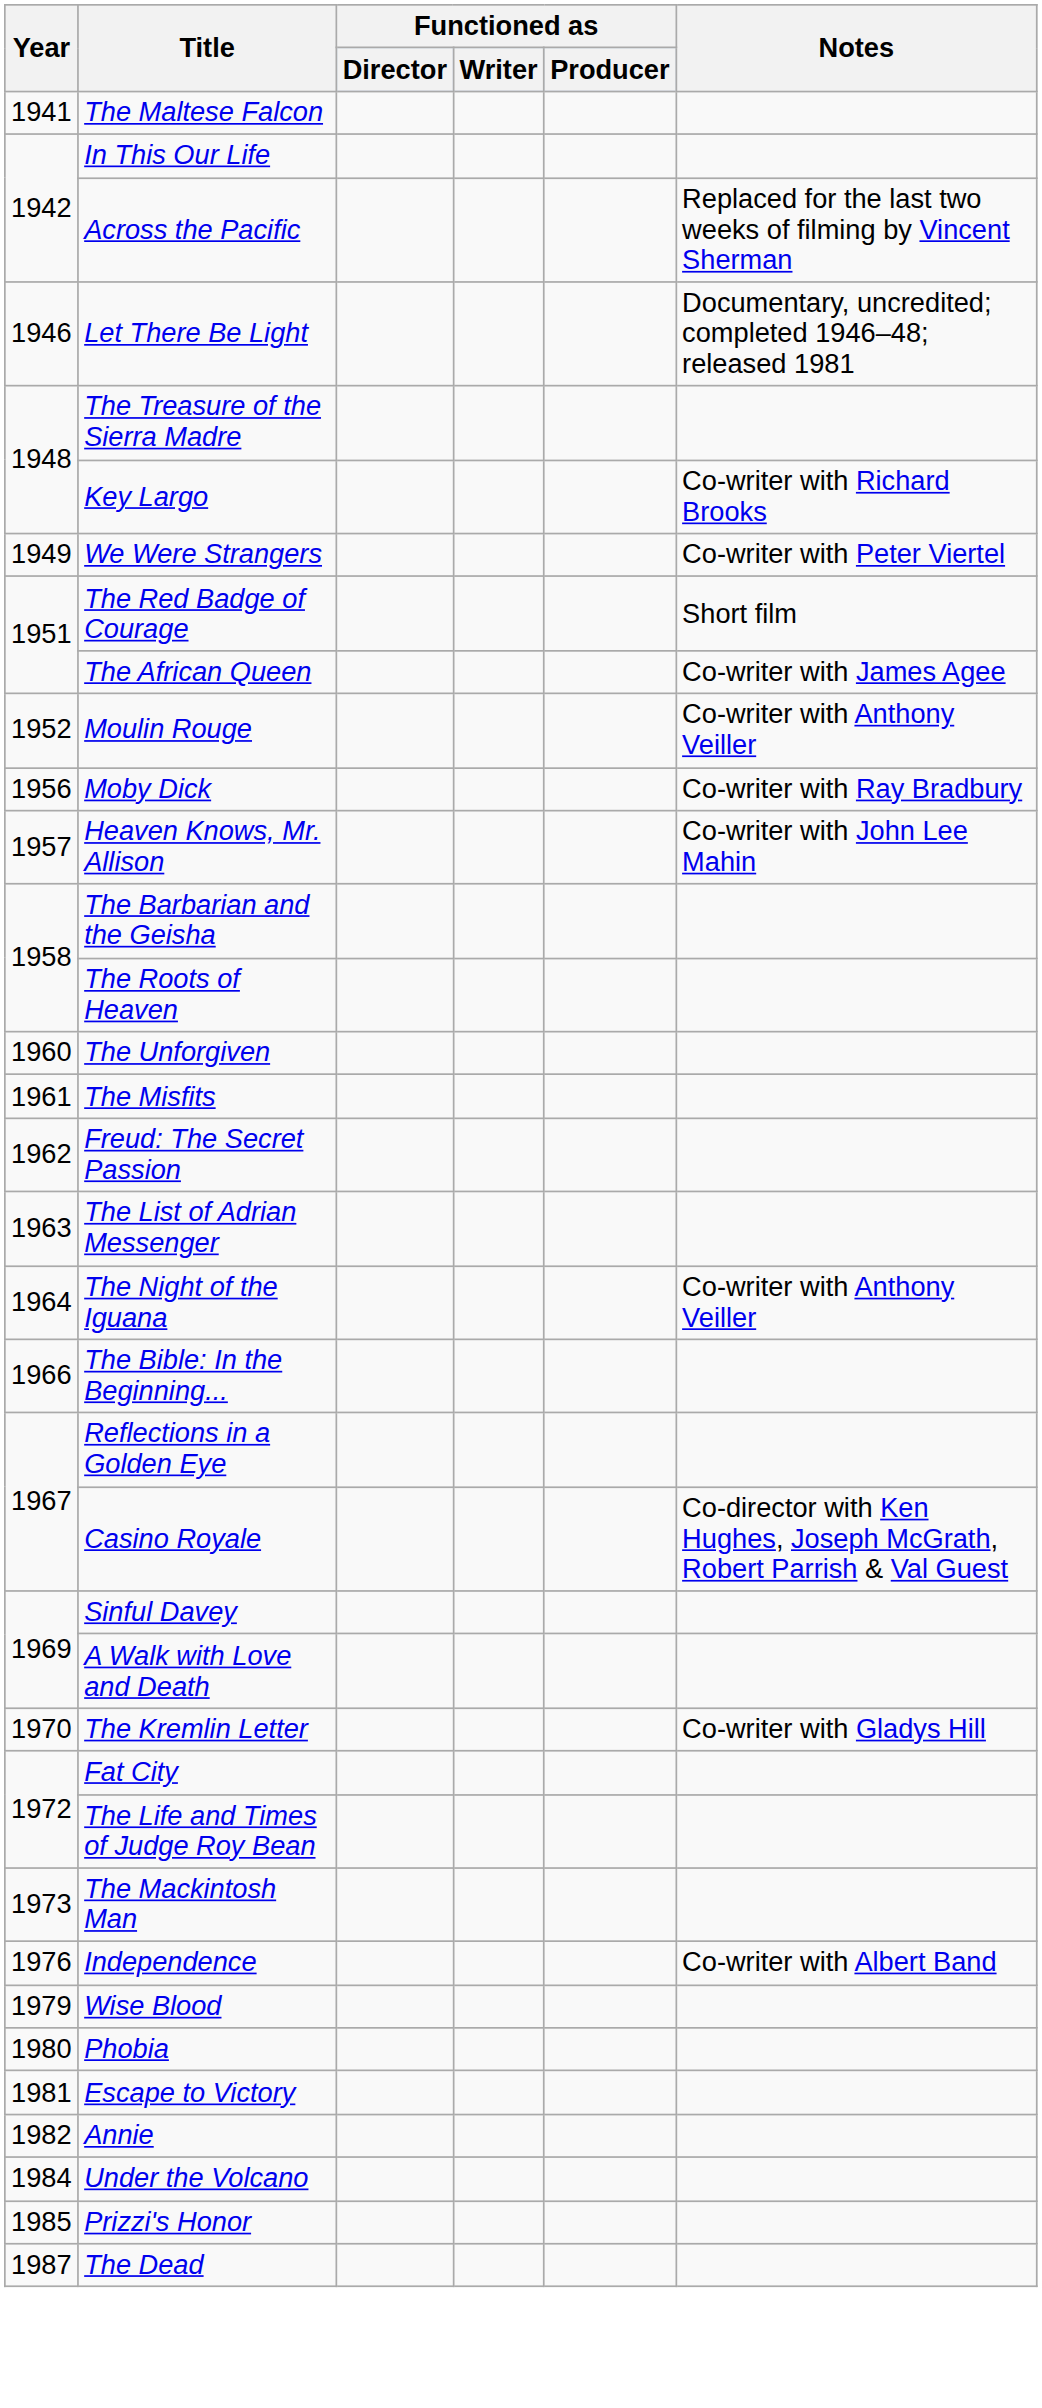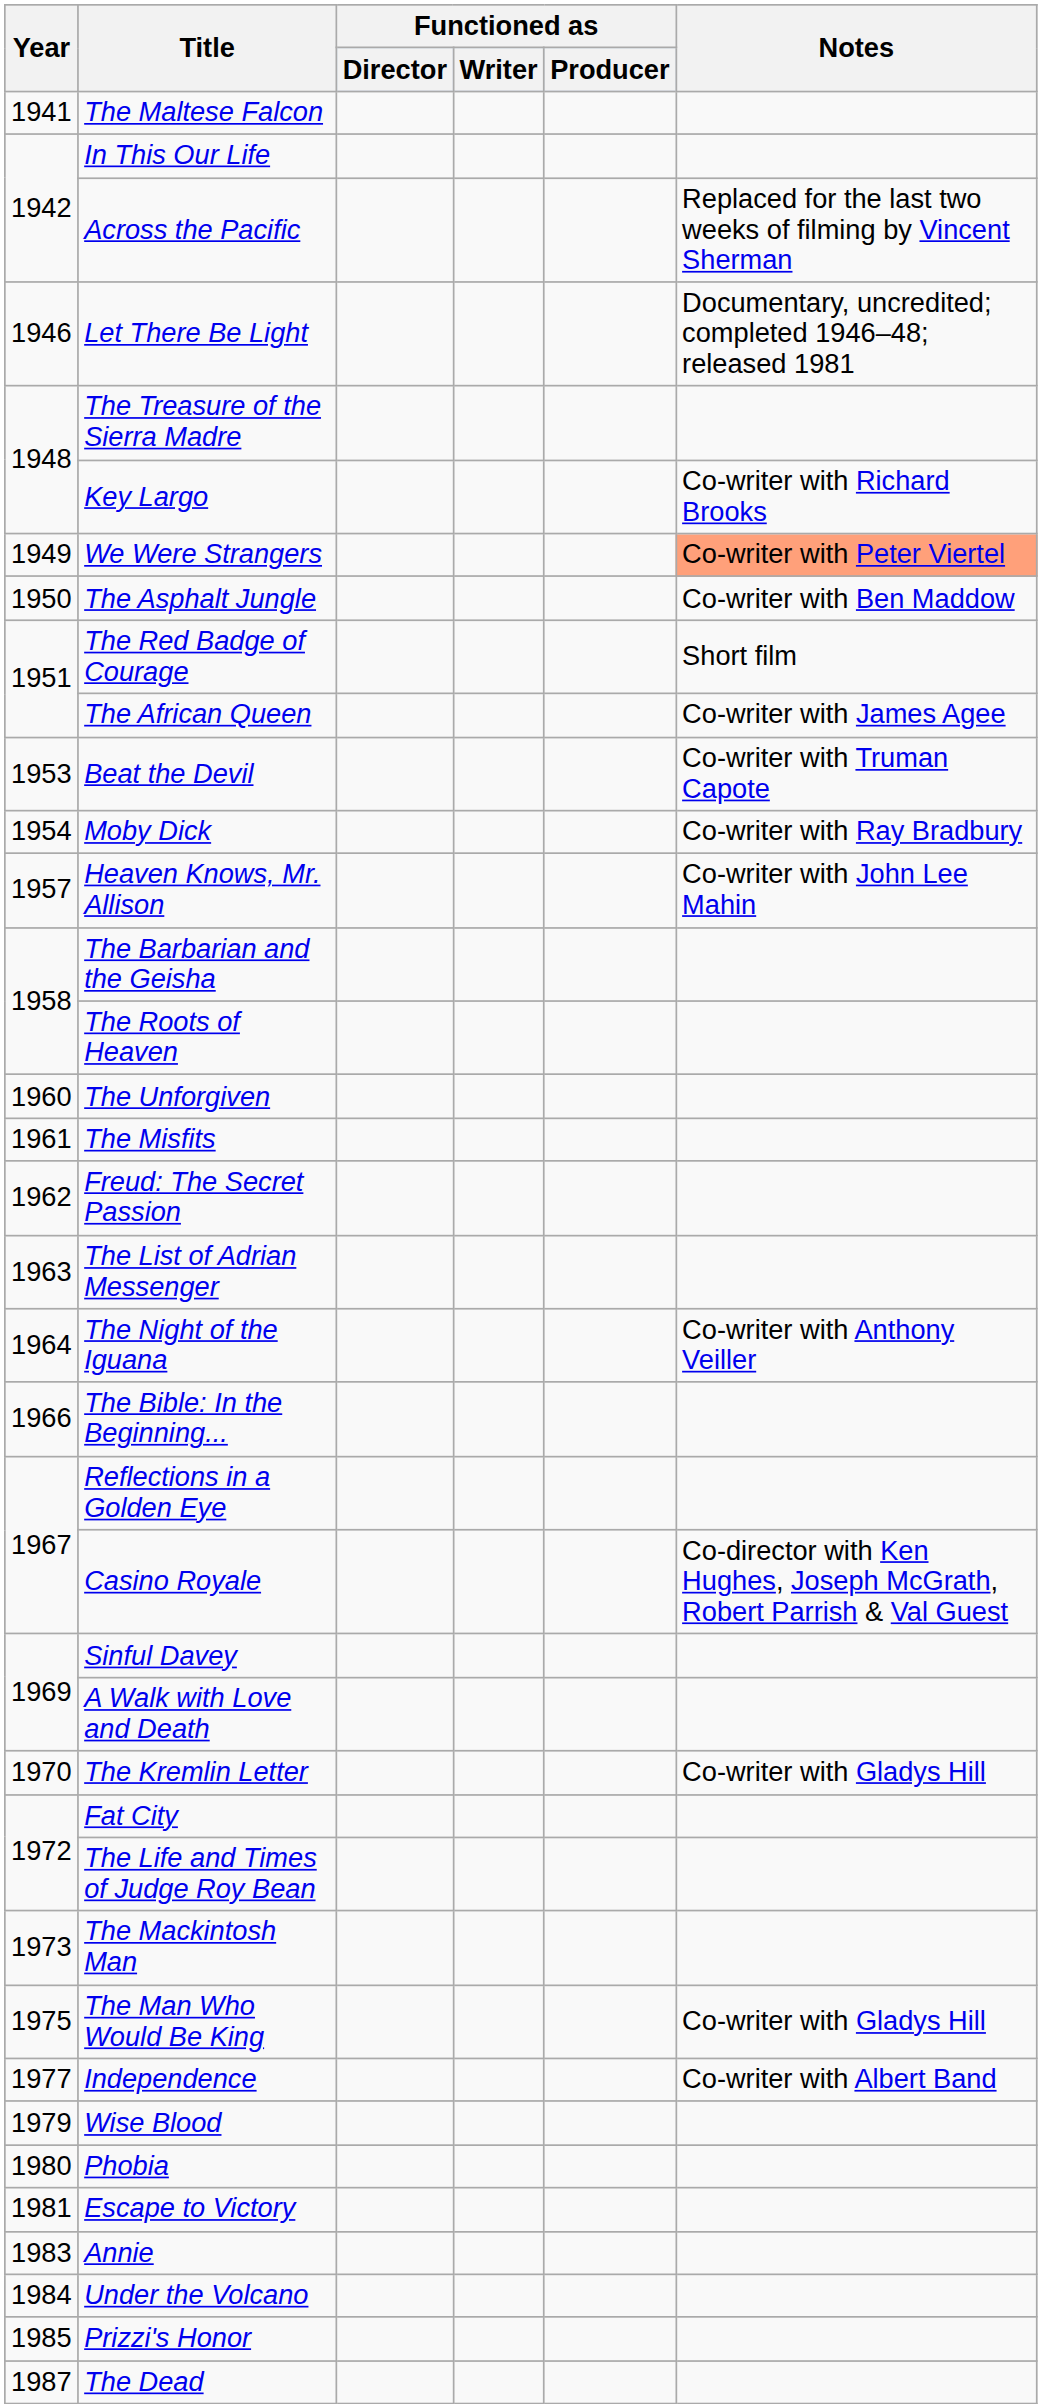(844, 554) no background -> (844, 554) lightsalmon background
+ row: (200, 597)
- row: (168, 730)
+ row: (169, 773)
(41, 788) 1956 -> (41, 831) 1954
+ row: (174, 2021)
(41, 1962) 1976 -> (41, 2079) 1977
(41, 2135) 1982 -> (41, 2252) 1983
